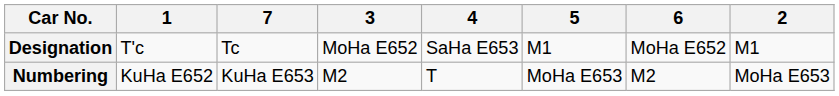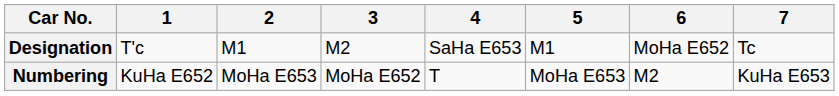columns swapped: (782, 18) <-> (268, 18)
(370, 47) MoHa E652 -> (338, 47) M2
(335, 76) M2 -> (373, 76) MoHa E652
